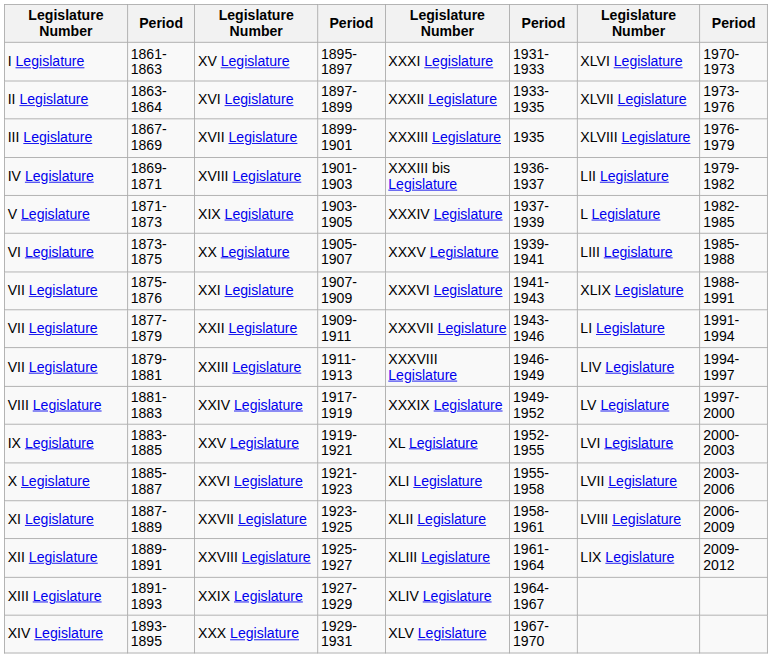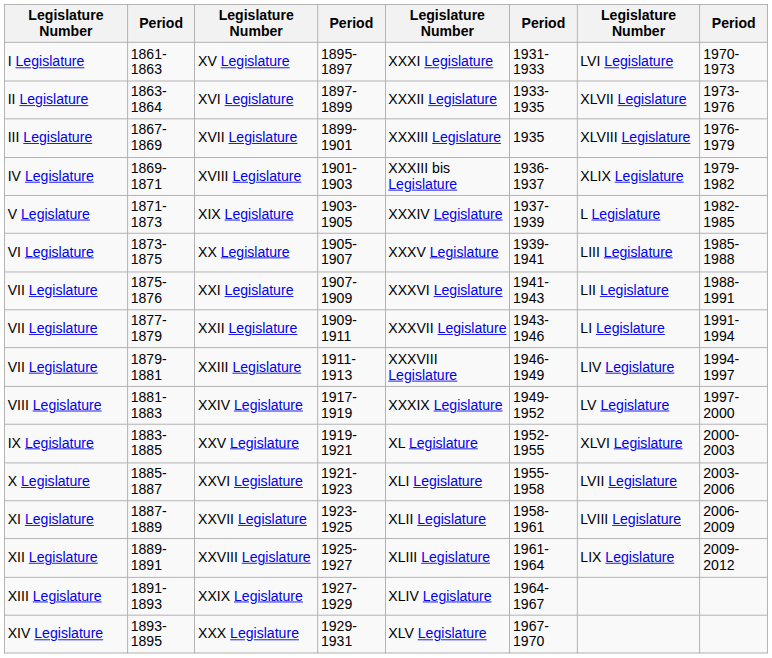(631, 61) XLVI Legislature -> (627, 61) LVI Legislature
(625, 176) LII Legislature -> (632, 176) XLIX Legislature
(632, 290) XLIX Legislature -> (625, 290) LII Legislature
(627, 443) LVI Legislature -> (631, 443) XLVI Legislature
